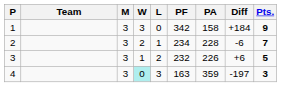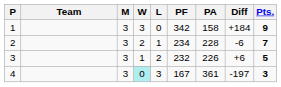(182, 74) 163 -> (182, 74) 167
(210, 74) 359 -> (210, 74) 361
